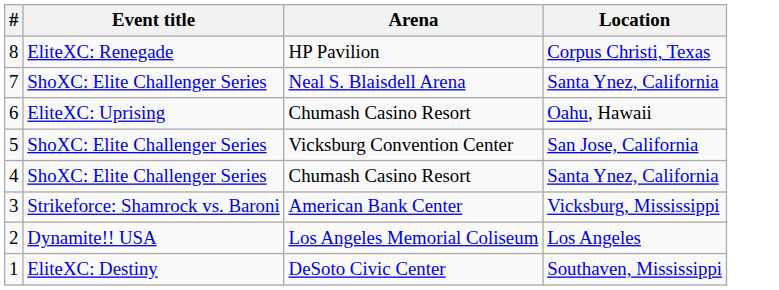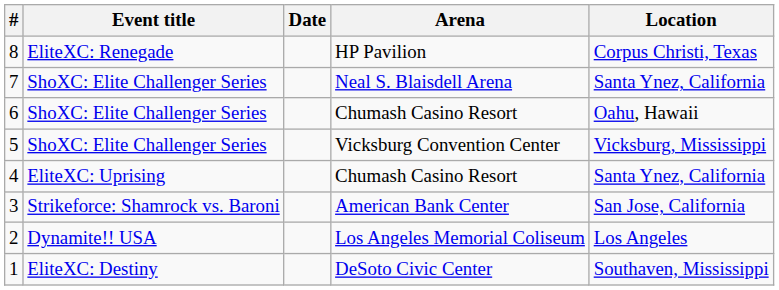+ column: (307, 20)
(96, 113) EliteXC: Uprising -> (147, 113) ShoXC: Elite Challenger Series
(623, 144) San Jose, California -> (680, 144) Vicksburg, Mississippi
(147, 176) ShoXC: Elite Challenger Series -> (96, 176) EliteXC: Uprising
(633, 207) Vicksburg, Mississippi -> (669, 207) San Jose, California
